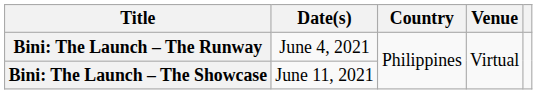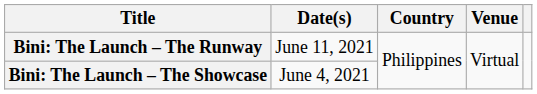(325, 46) June 4, 2021 -> (325, 46) June 11, 2021
(325, 74) June 11, 2021 -> (325, 74) June 4, 2021
